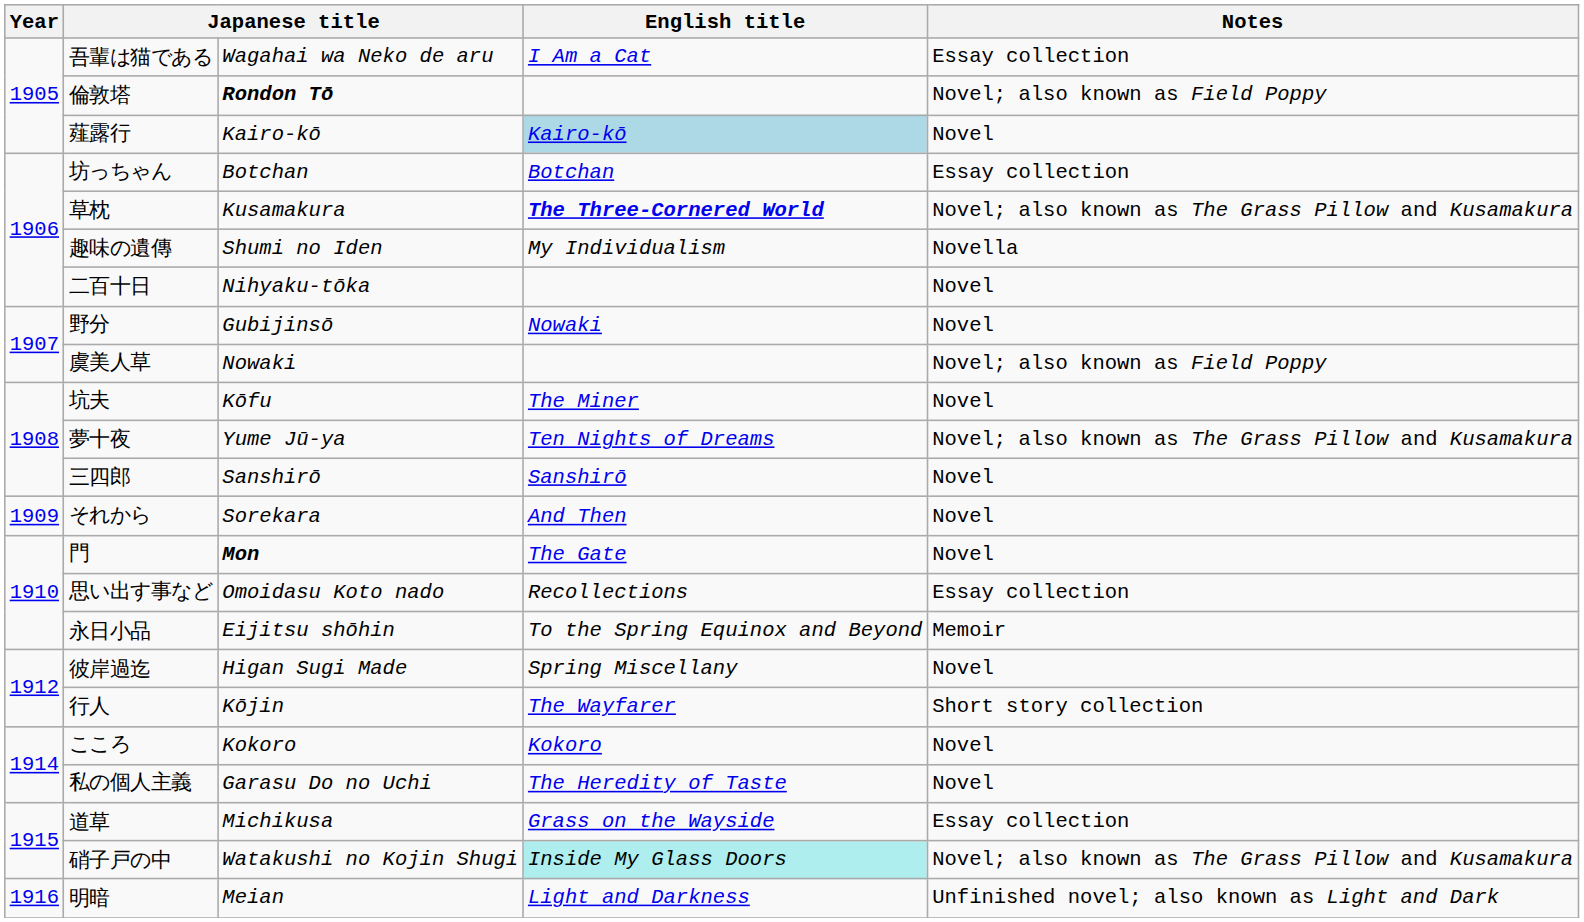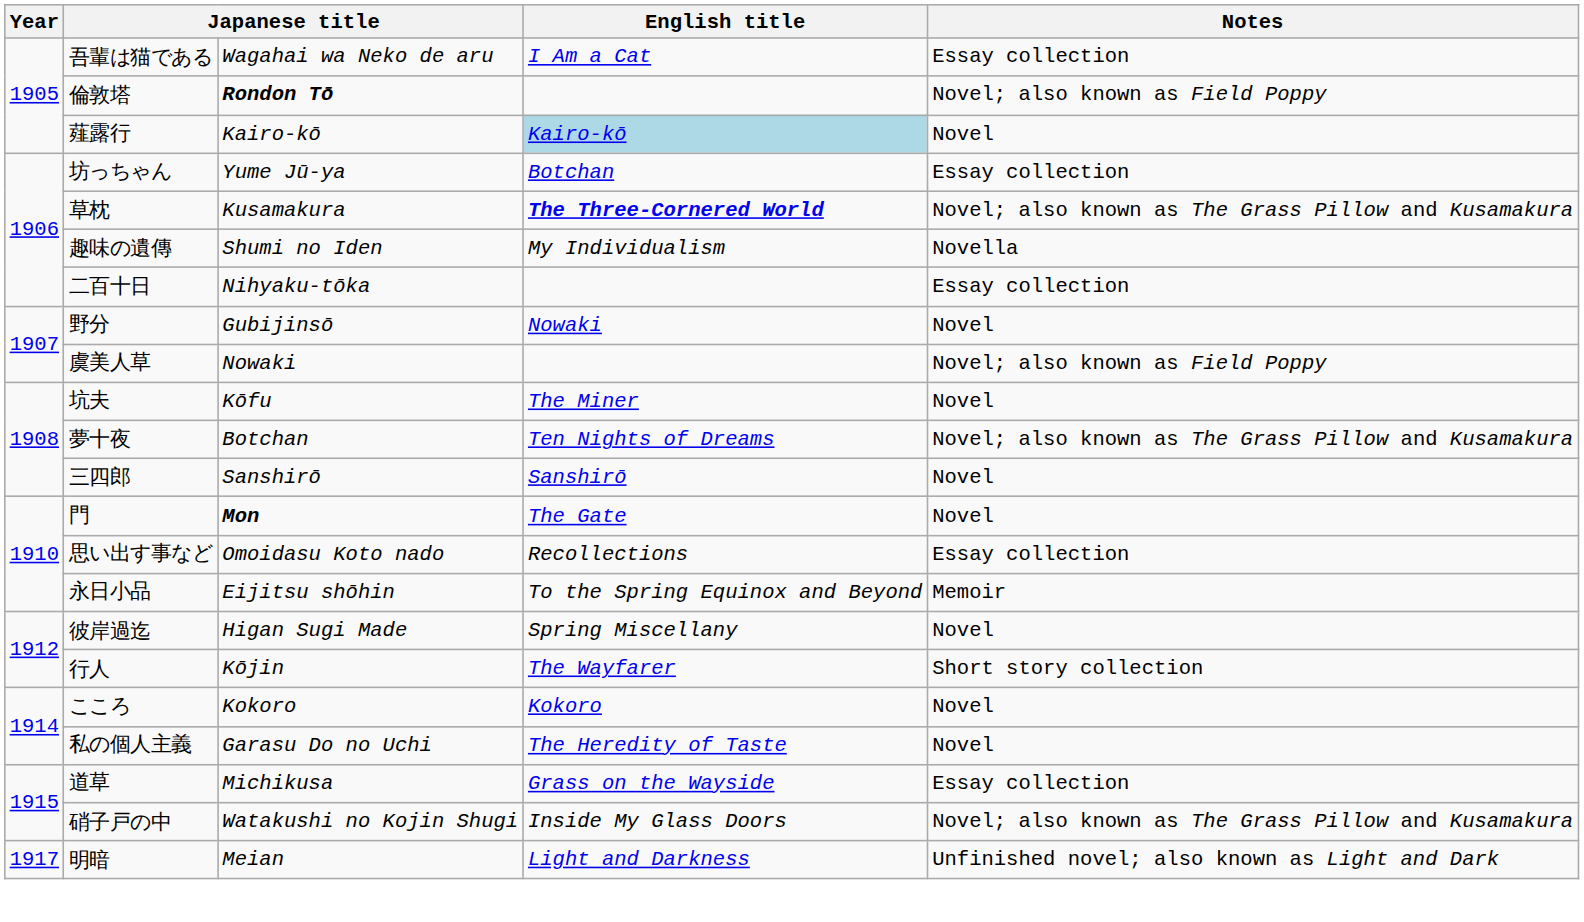(265, 172) Botchan -> (284, 172) Yume Jū-ya
(963, 287) Novel -> (1031, 287) Essay collection
(284, 440) Yume Jū-ya -> (265, 440) Botchan
- row: (110, 517)
(657, 860) paleturquoise background -> (657, 822) no background
(34, 898) 1916 -> (34, 860) 1917
